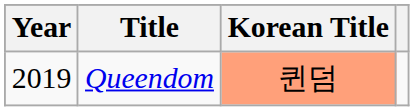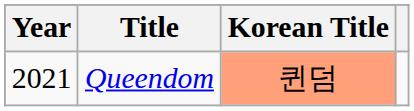(42, 78) 2019 -> (42, 78) 2021
